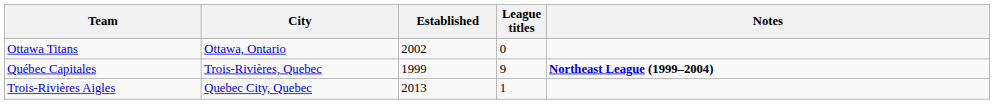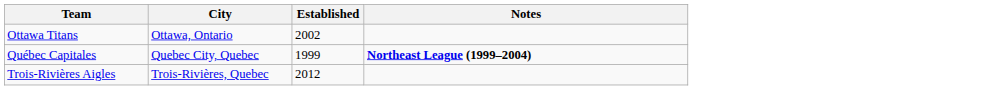- column: (522, 21)
(263, 68) Trois-Rivières, Quebec -> (205, 54) Quebec City, Quebec
(258, 88) Quebec City, Quebec -> (210, 74) Trois-Rivières, Quebec
(414, 88) 2013 -> (308, 74) 2012
